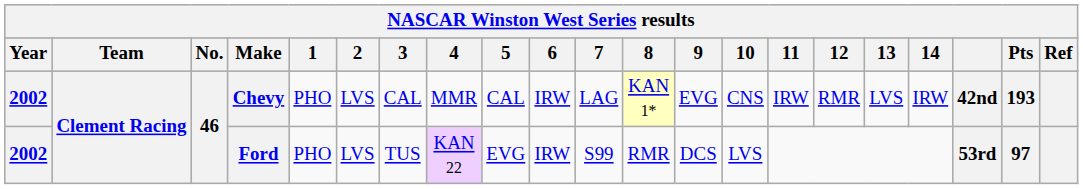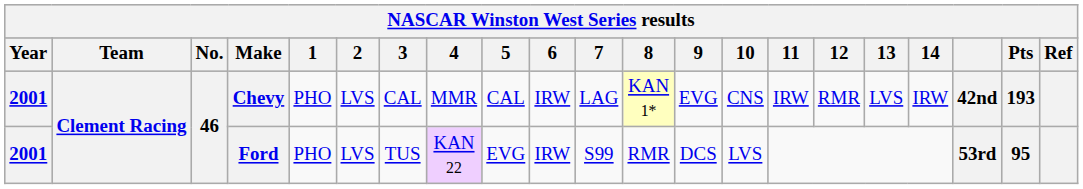(28, 98) 2002 -> (28, 98) 2001
(28, 154) 2002 -> (28, 154) 2001
(1021, 154) 97 -> (1021, 154) 95
